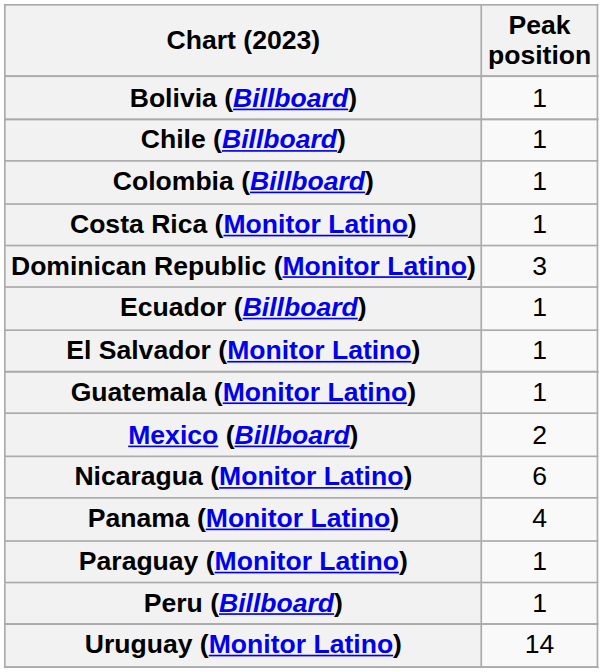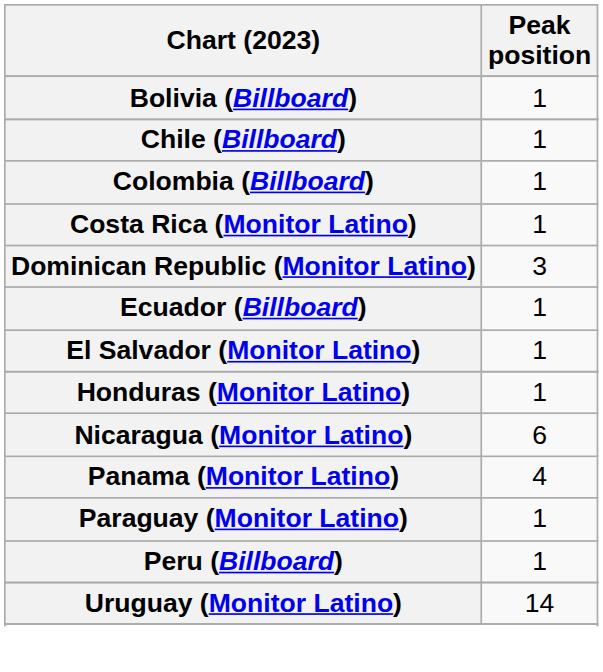- row: (243, 392)
+ row: (243, 392)
- row: (243, 434)
